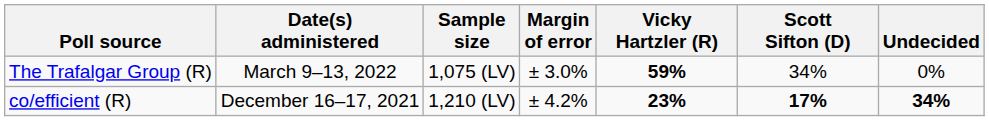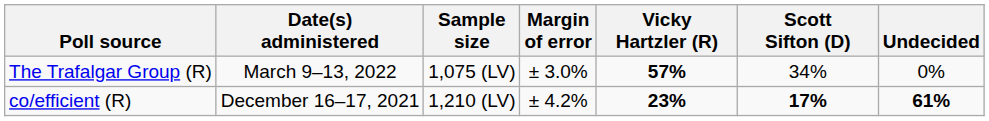(667, 71) 59% -> (667, 71) 57%
(931, 101) 34% -> (931, 101) 61%
